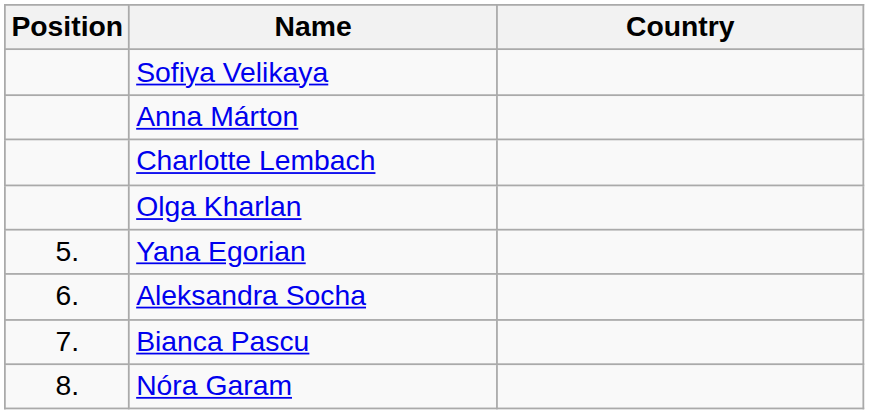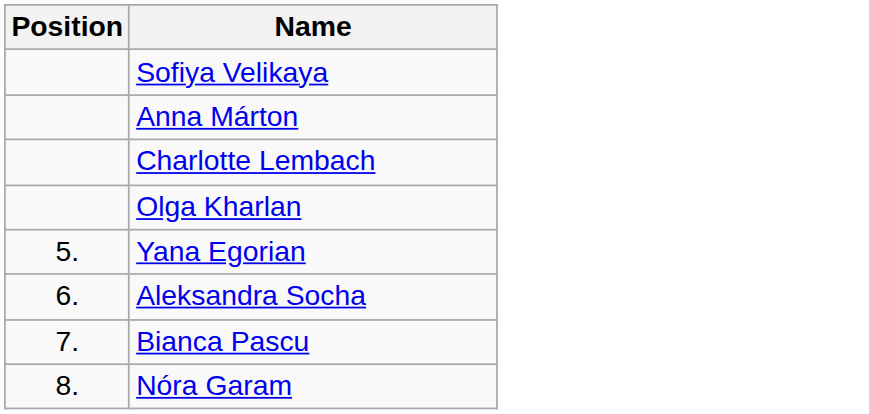- column: (680, 26)
